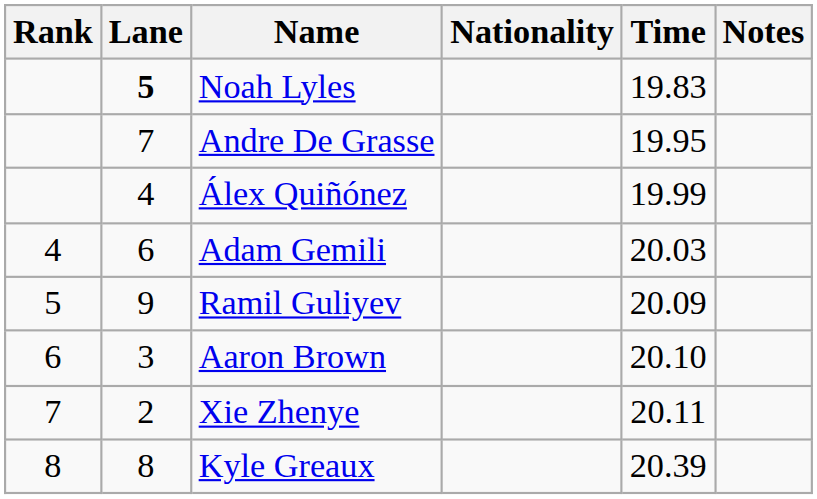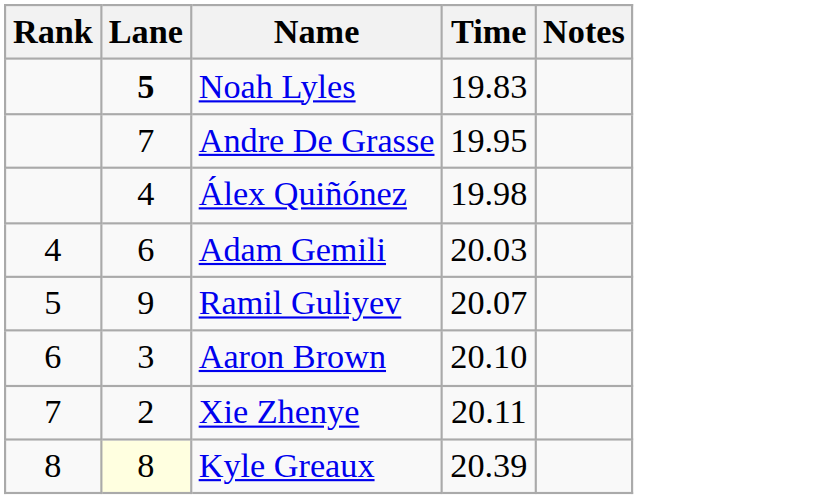- column: (532, 31)
(668, 194) 19.99 -> (489, 194) 19.98
(668, 303) 20.09 -> (489, 303) 20.07
(146, 466) no background -> (146, 466) lightyellow background
